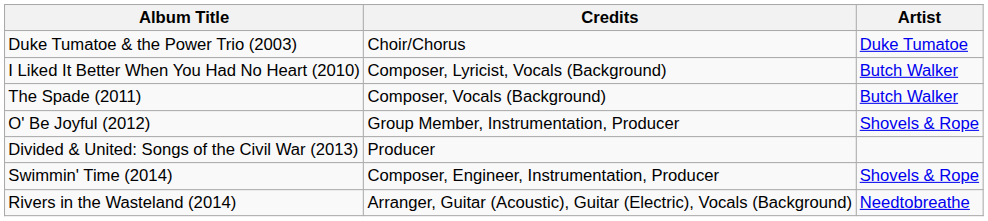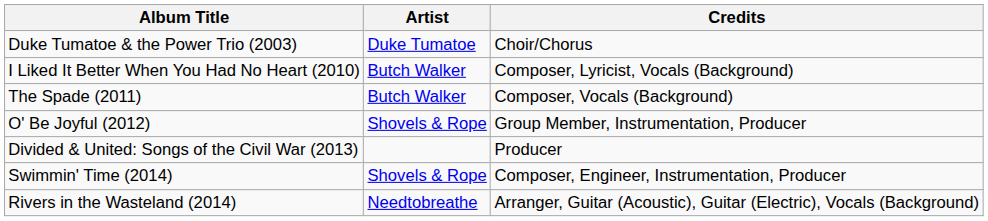columns swapped: (919, 17) <-> (610, 17)
